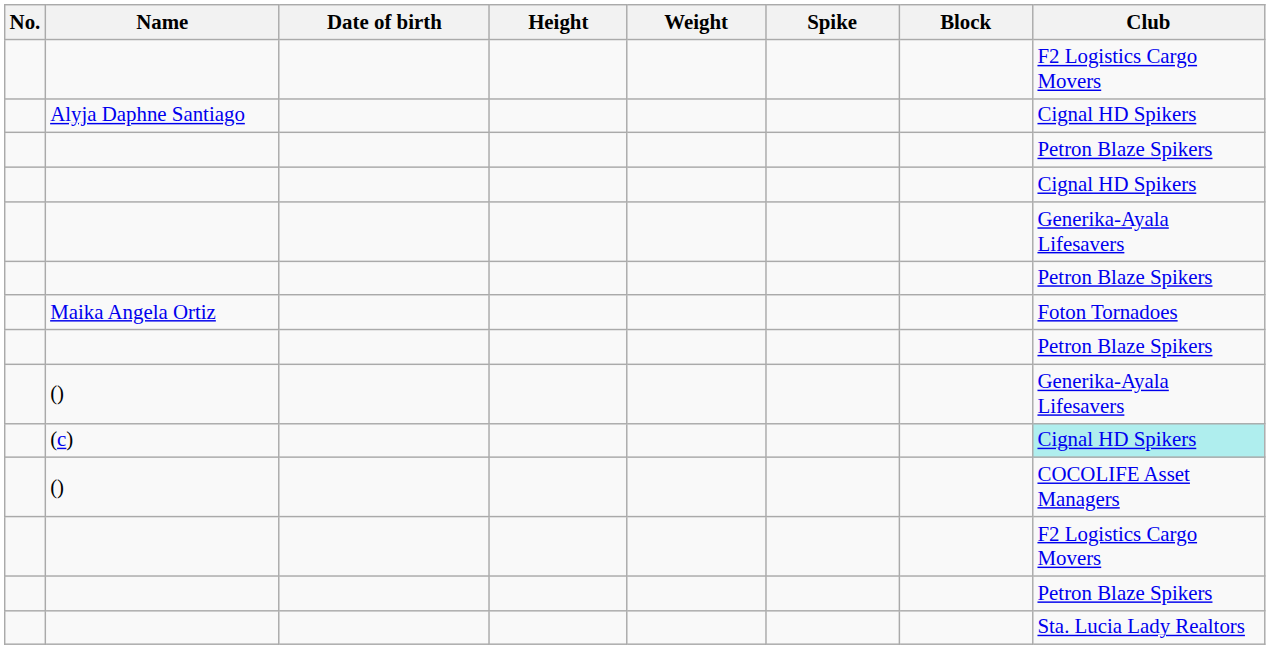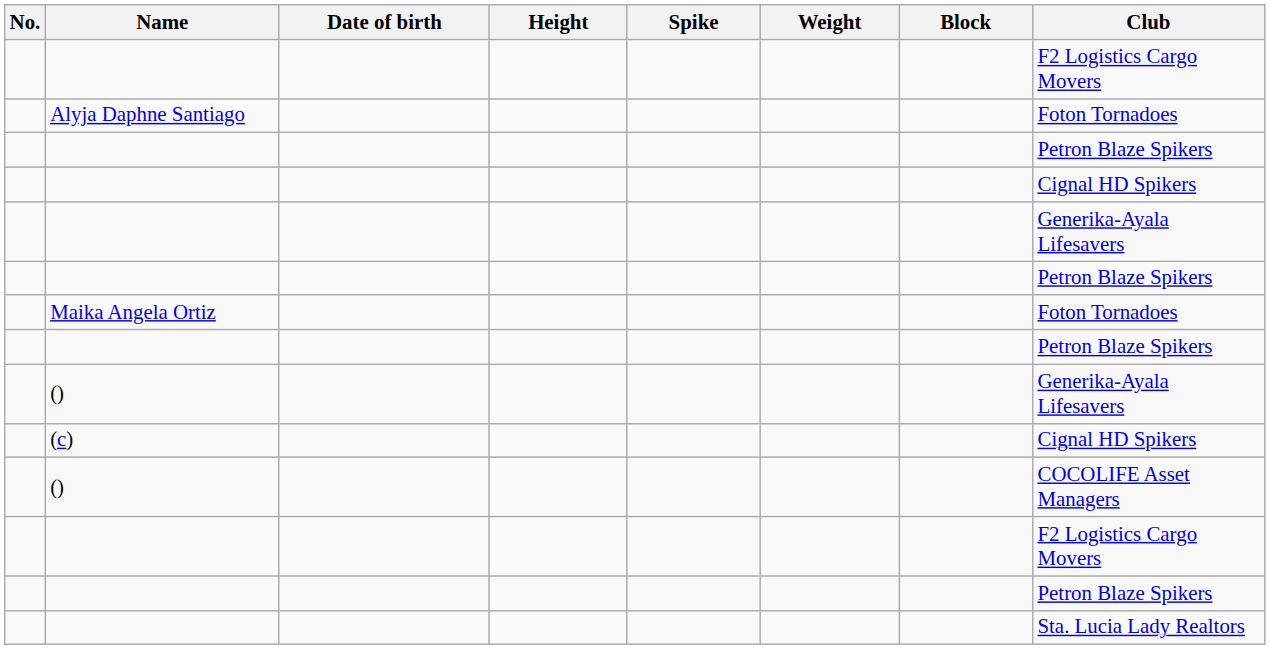columns swapped: (696, 22) <-> (832, 22)
(1117, 115) Cignal HD Spikers -> (1108, 115) Foton Tornadoes
(1117, 440) paleturquoise background -> (1117, 440) no background
